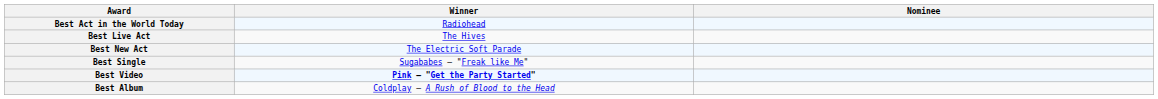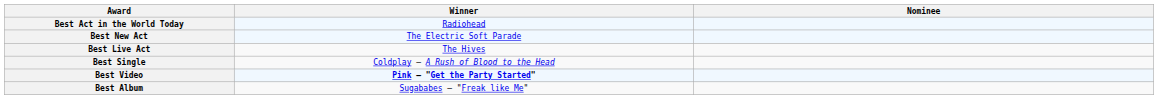rows swapped: (119, 37) <-> (119, 50)
(464, 62) Sugababes — "Freak like Me" -> (464, 62) Coldplay — A Rush of Blood to the Head
(464, 88) Coldplay — A Rush of Blood to the Head -> (464, 88) Sugababes — "Freak like Me"
